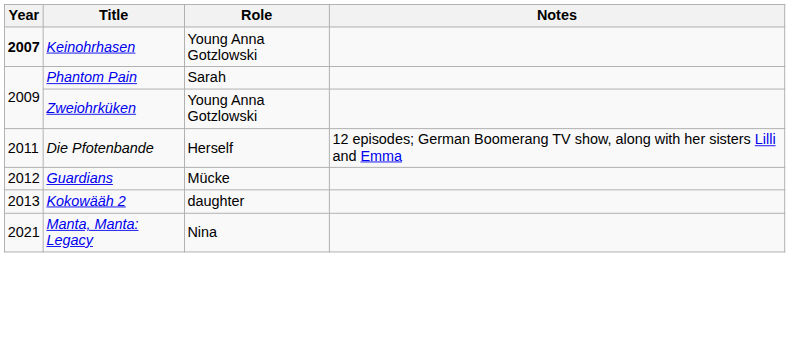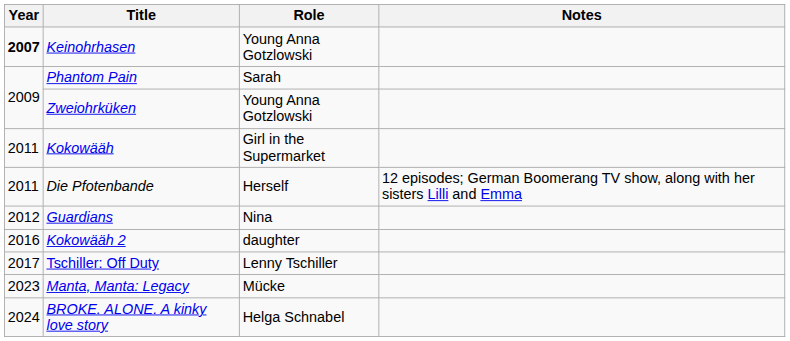+ row: (80, 147)
(209, 178) Mücke -> (257, 217) Nina
(24, 201) 2013 -> (24, 240) 2016
+ row: (103, 263)
(24, 232) 2021 -> (24, 286) 2023
(202, 232) Nina -> (264, 286) Mücke
+ row: (126, 317)
